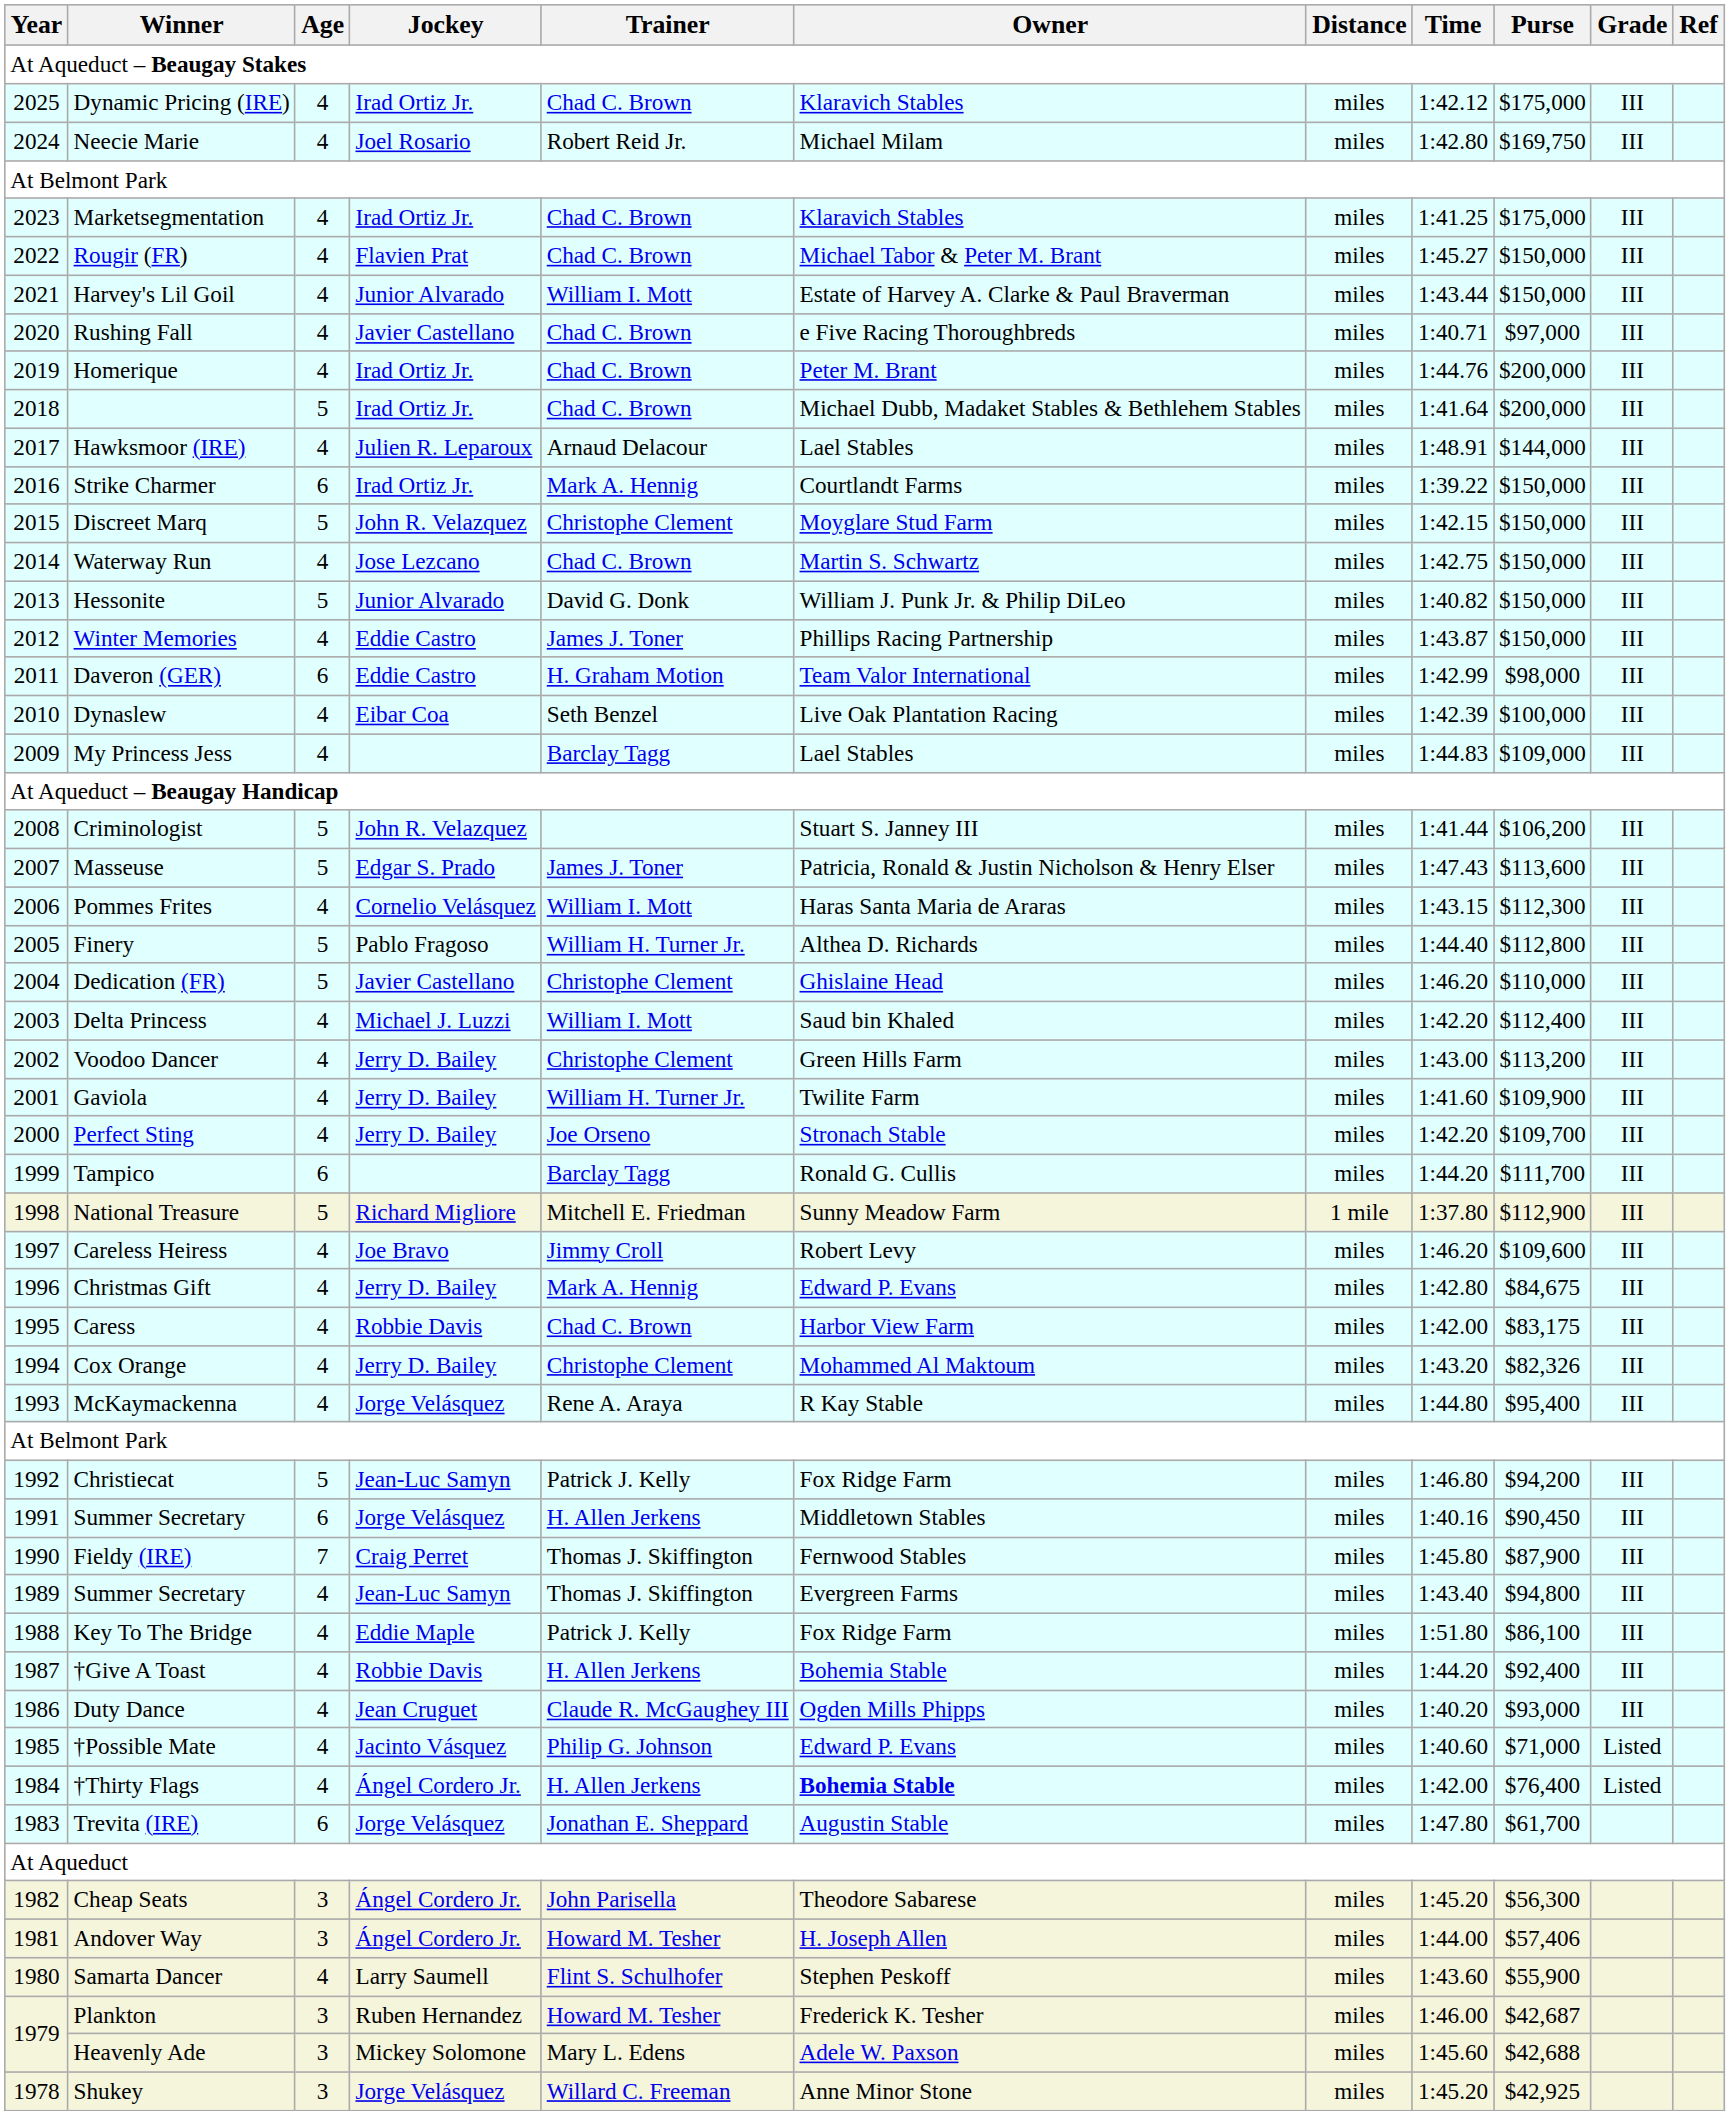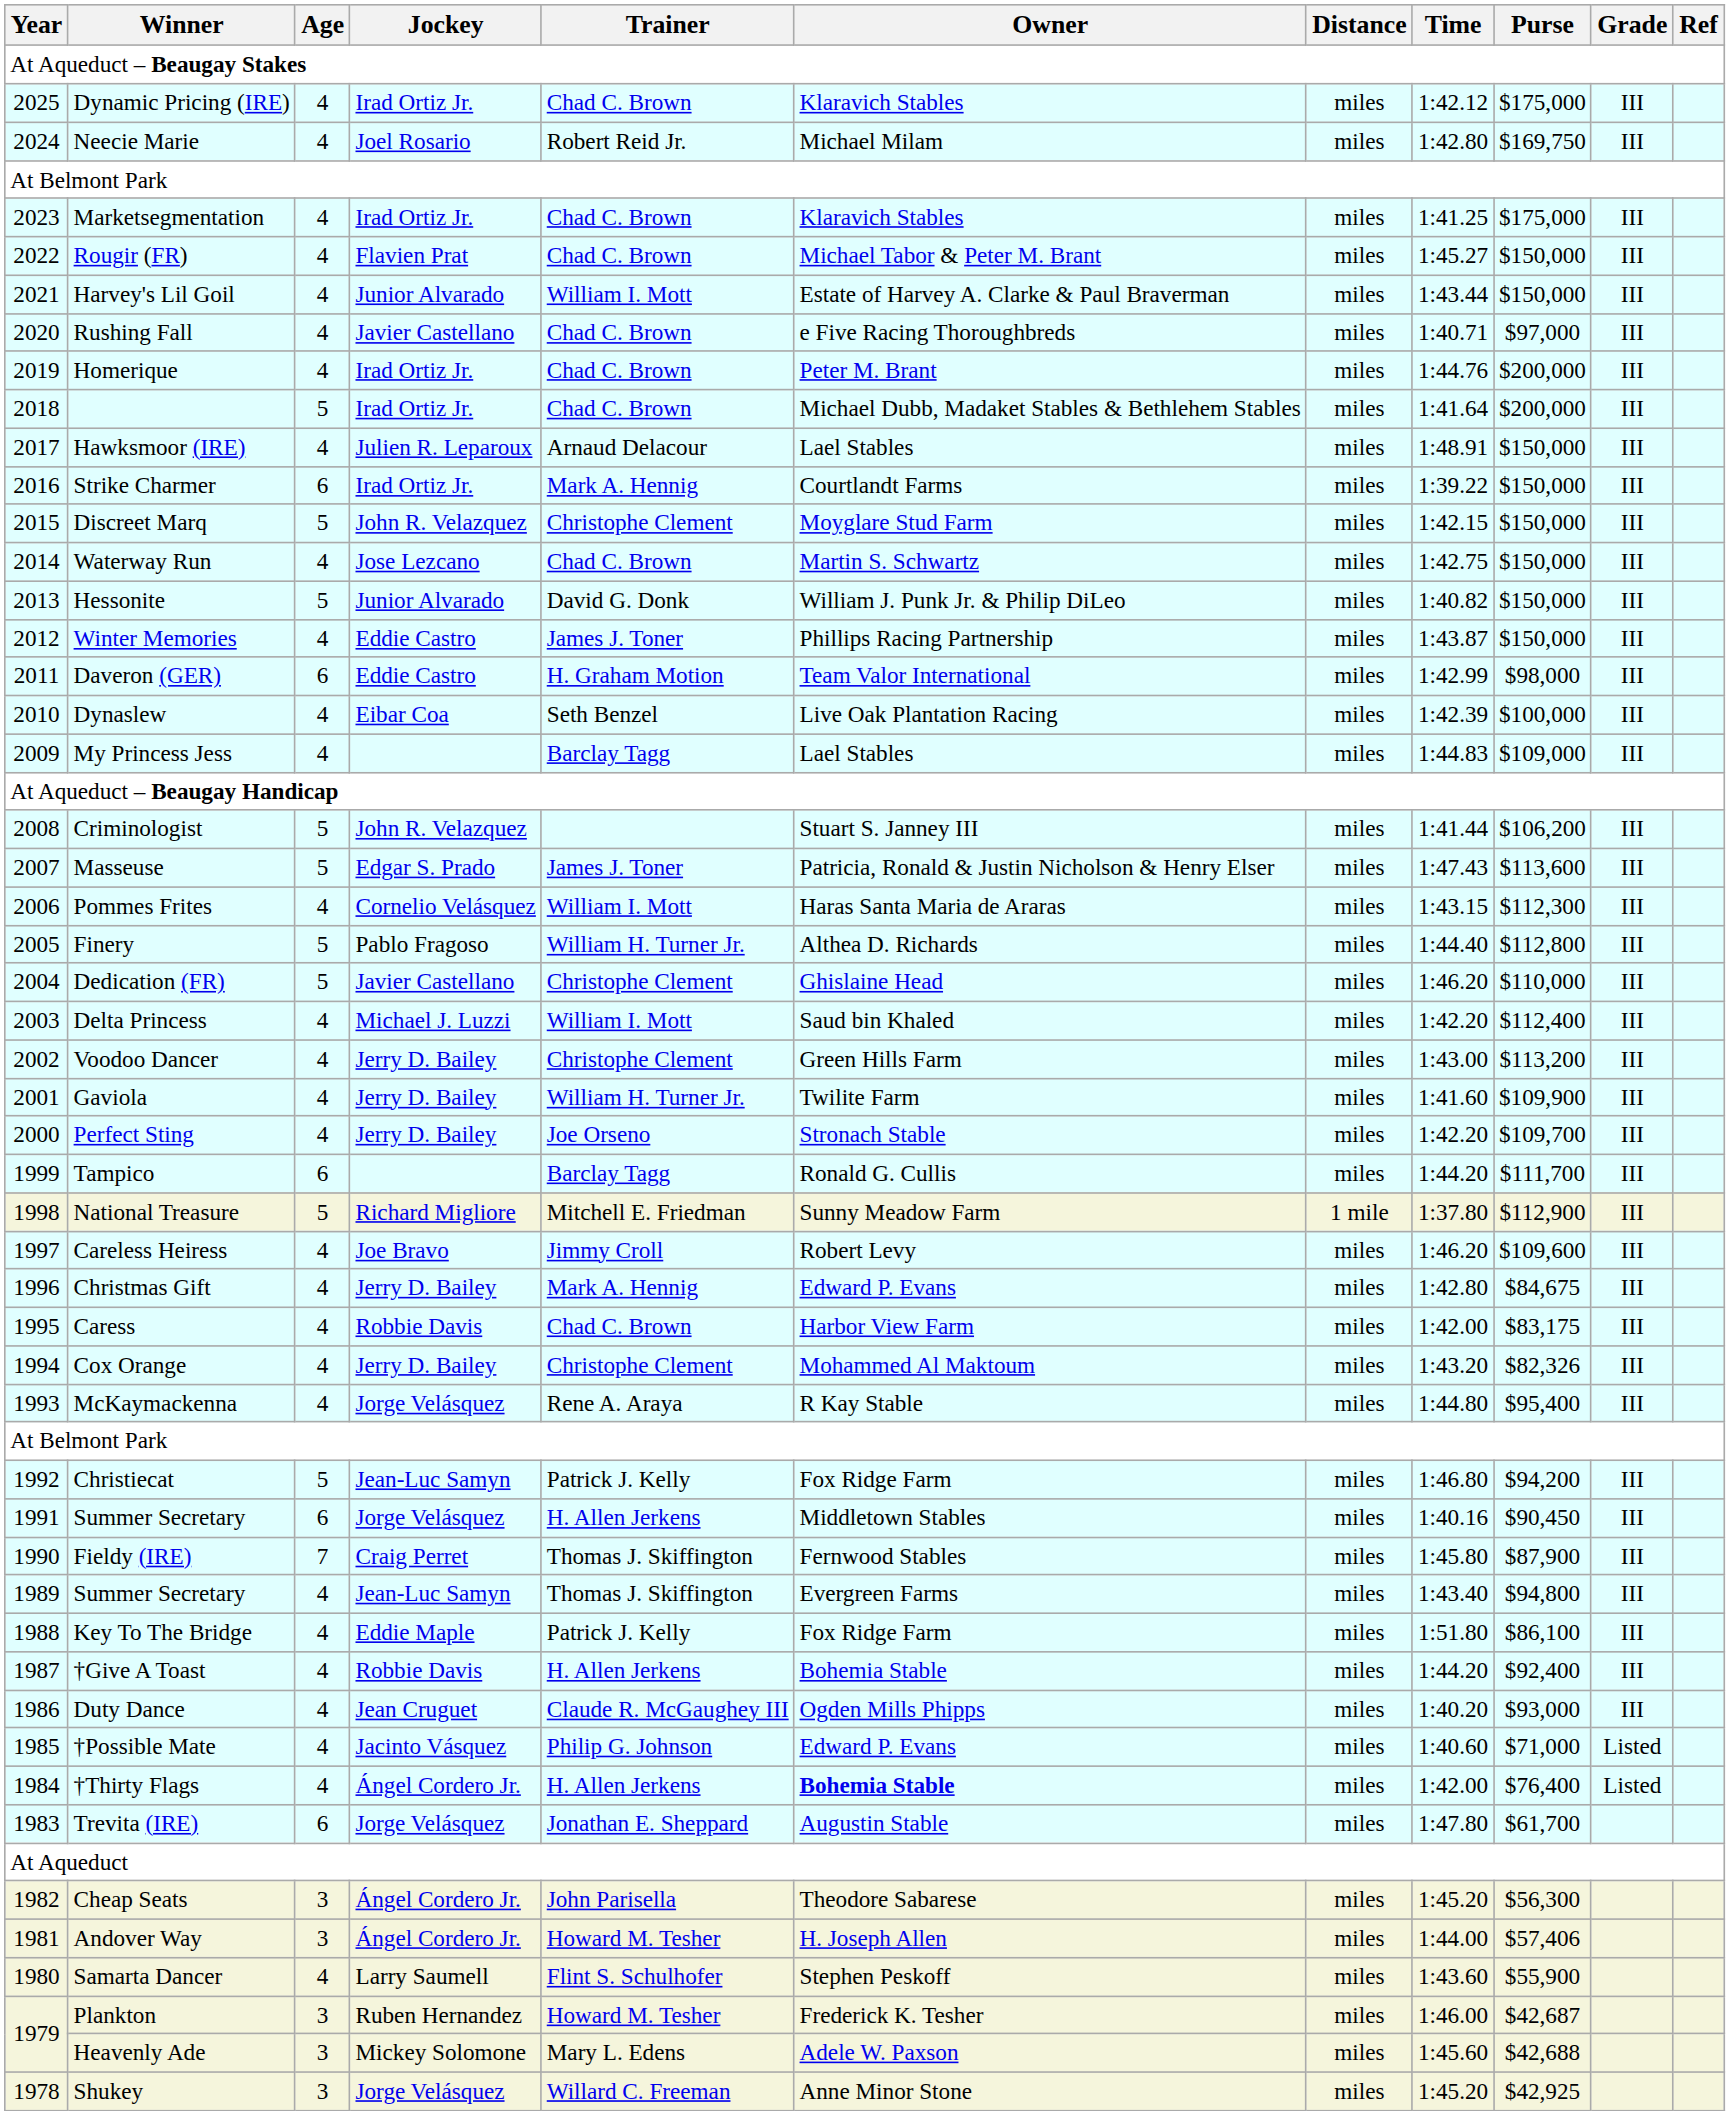(1542, 446) $144,000 -> (1542, 446) $150,000
